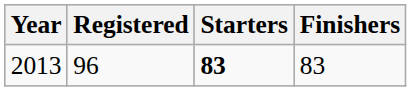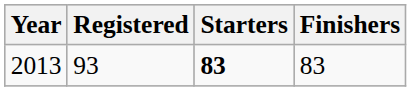(86, 65) 96 -> (86, 65) 93
